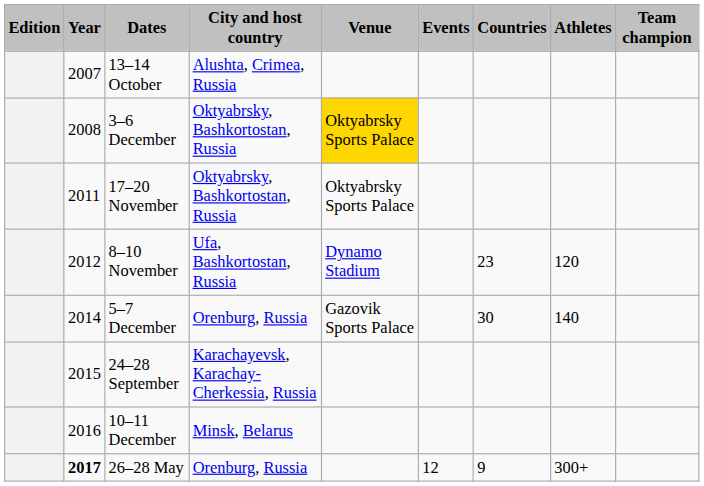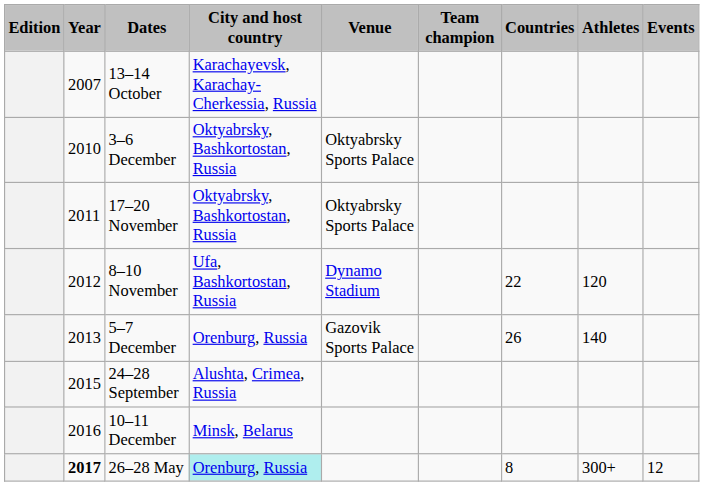columns swapped: (446, 28) <-> (657, 28)
(248, 74) Alushta, Crimea, Russia -> (255, 84) Karachayevsk, Karachay-Cherkessia, Russia
(84, 130) 2008 -> (84, 150) 2010
(370, 130) gold background -> (370, 150) no background
(486, 262) 23 -> (513, 281) 22
(84, 318) 2014 -> (84, 337) 2013
(486, 318) 30 -> (513, 337) 26
(255, 374) Karachayevsk, Karachay-Cherkessia, Russia -> (248, 384) Alushta, Crimea, Russia
(250, 467) no background -> (250, 467) paleturquoise background
(481, 467) 9 -> (509, 467) 8
